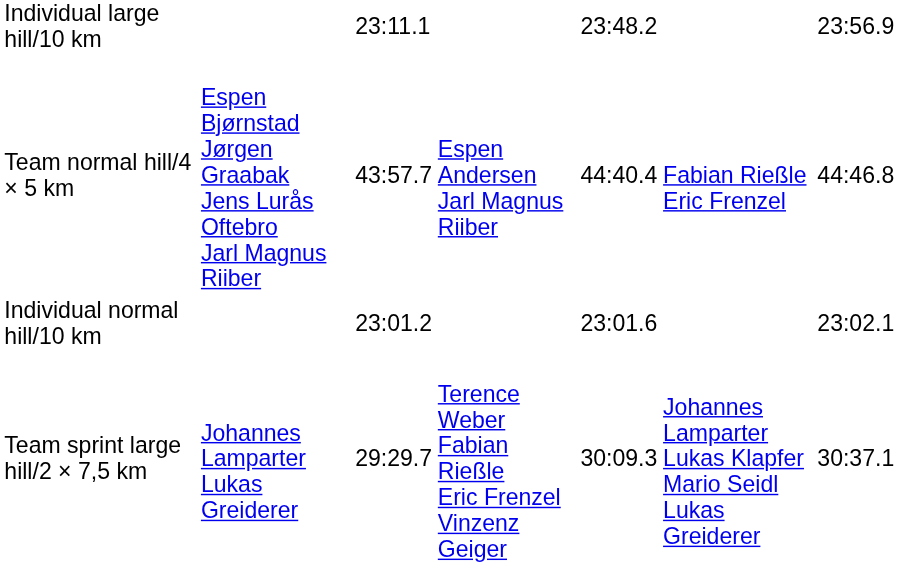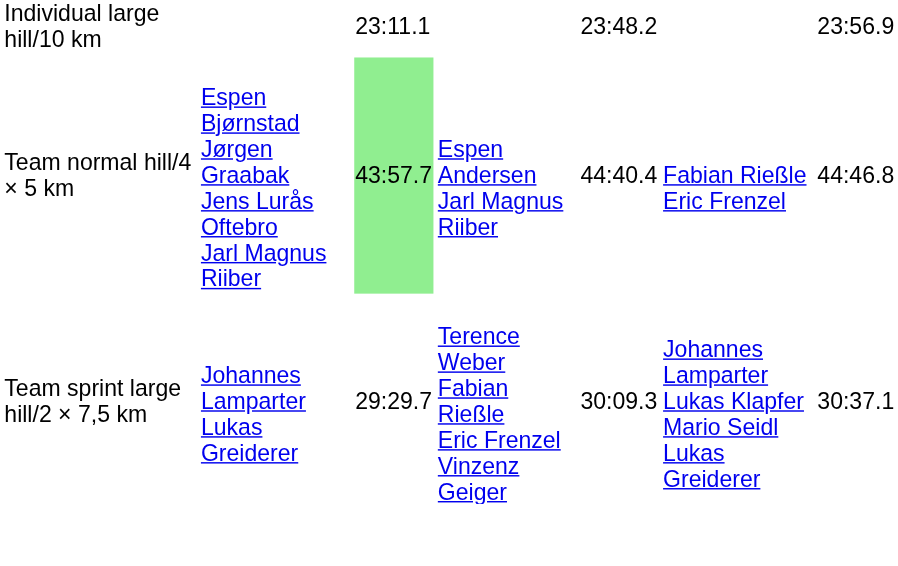(394, 175) no background -> (394, 175) lightgreen background
- row: (91, 323)
